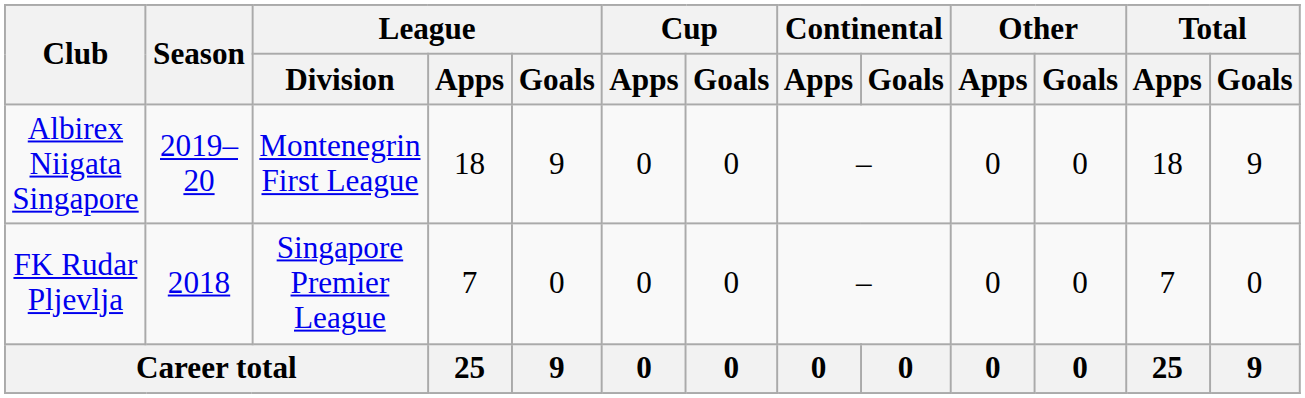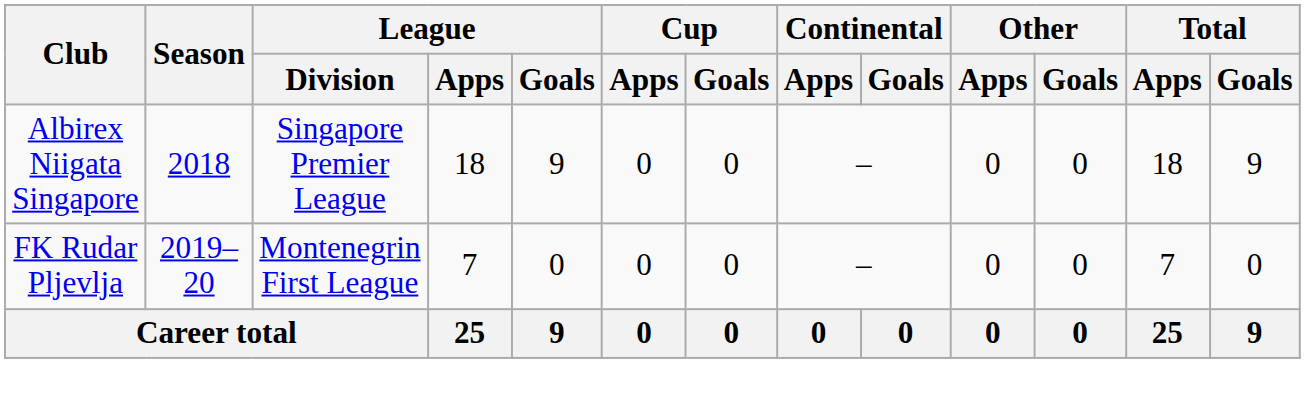(199, 163) 2019–20 -> (199, 163) 2018
(340, 163) Montenegrin First League -> (340, 163) Singapore Premier League
(199, 282) 2018 -> (199, 265) 2019–20
(340, 282) Singapore Premier League -> (340, 265) Montenegrin First League
